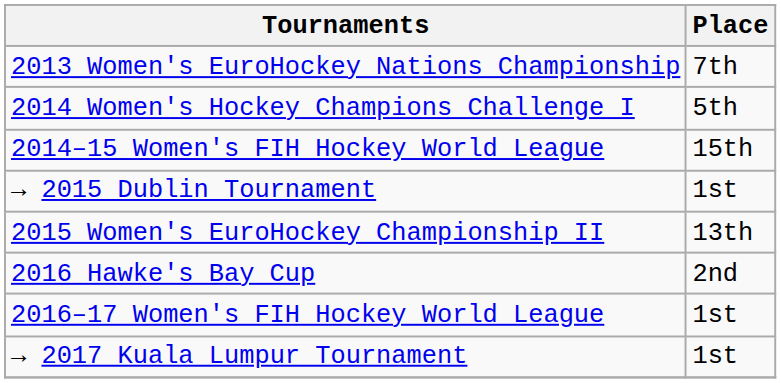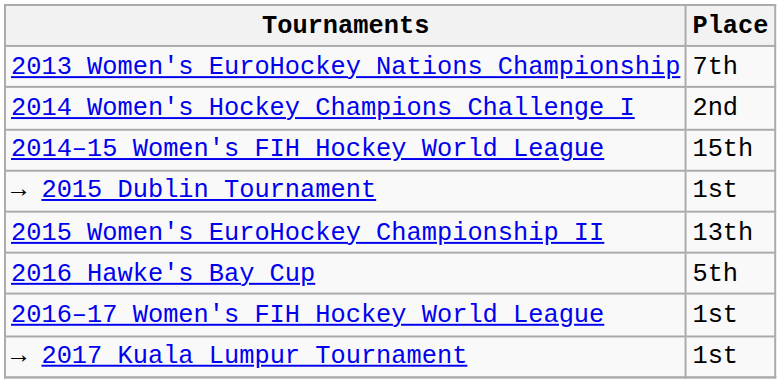(715, 108) 5th -> (715, 108) 2nd
(715, 274) 2nd -> (715, 274) 5th
